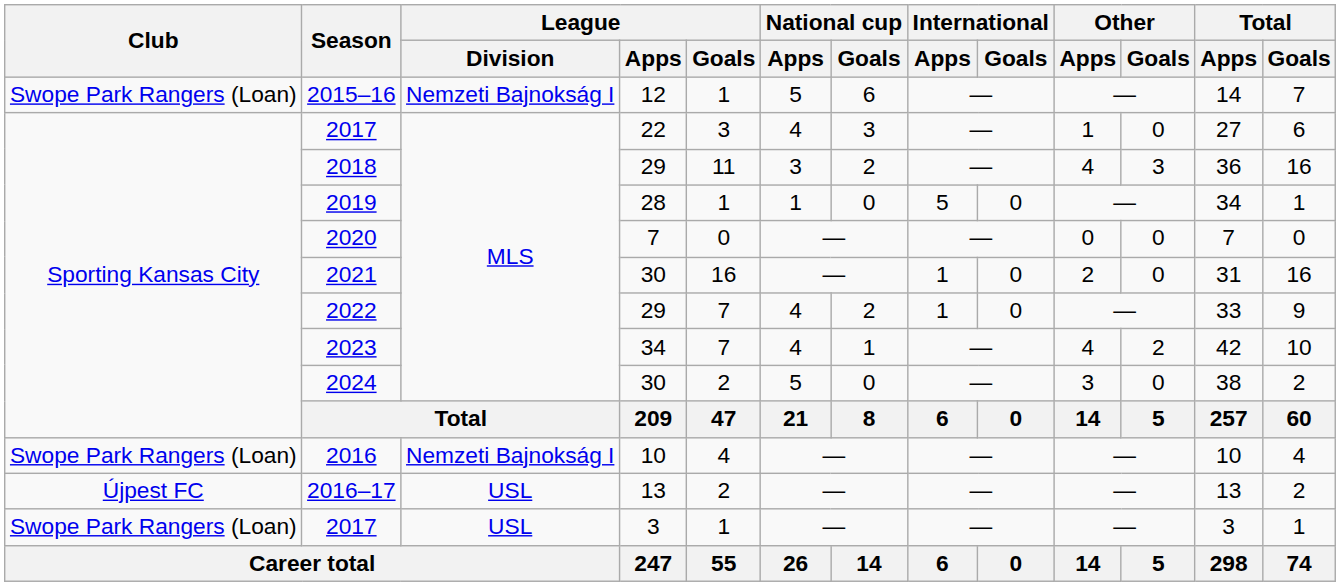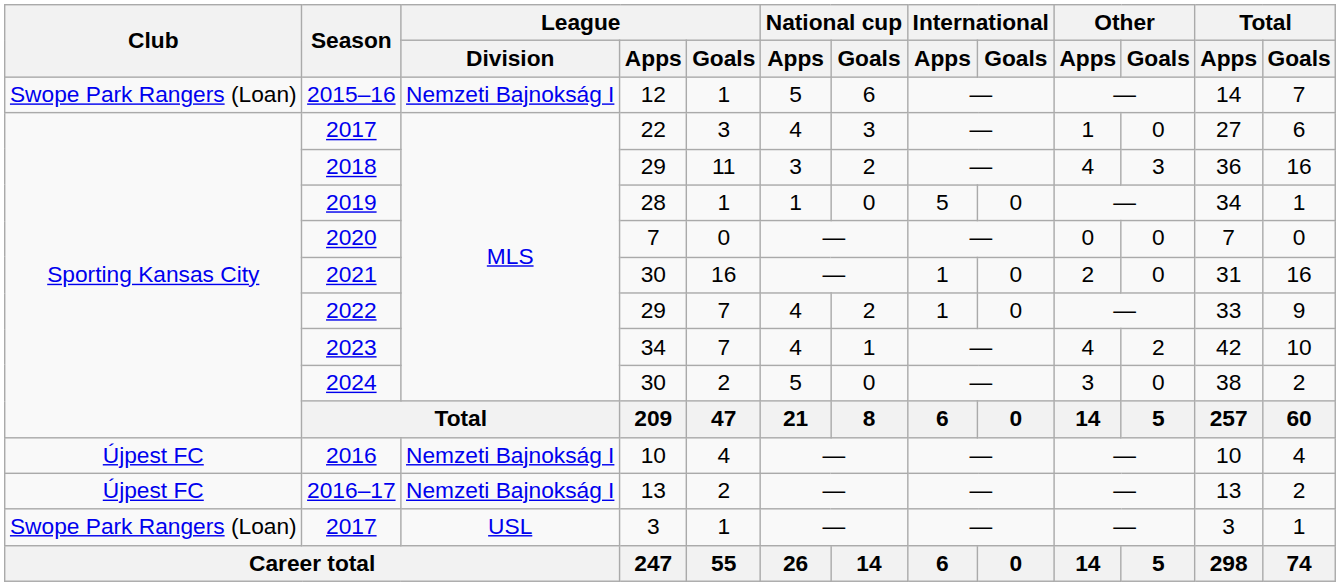(153, 454) Swope Park Rangers (Loan) -> (153, 454) Újpest FC
(510, 490) USL -> (510, 490) Nemzeti Bajnokság I
